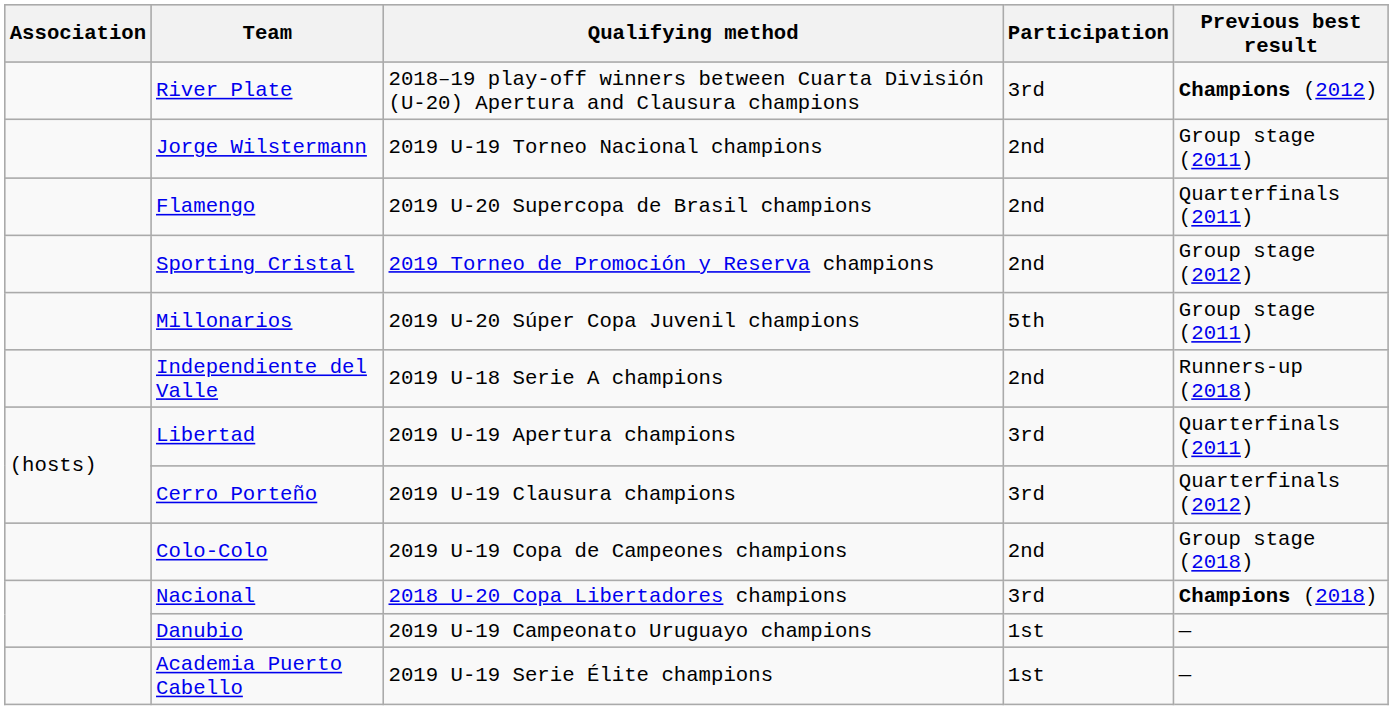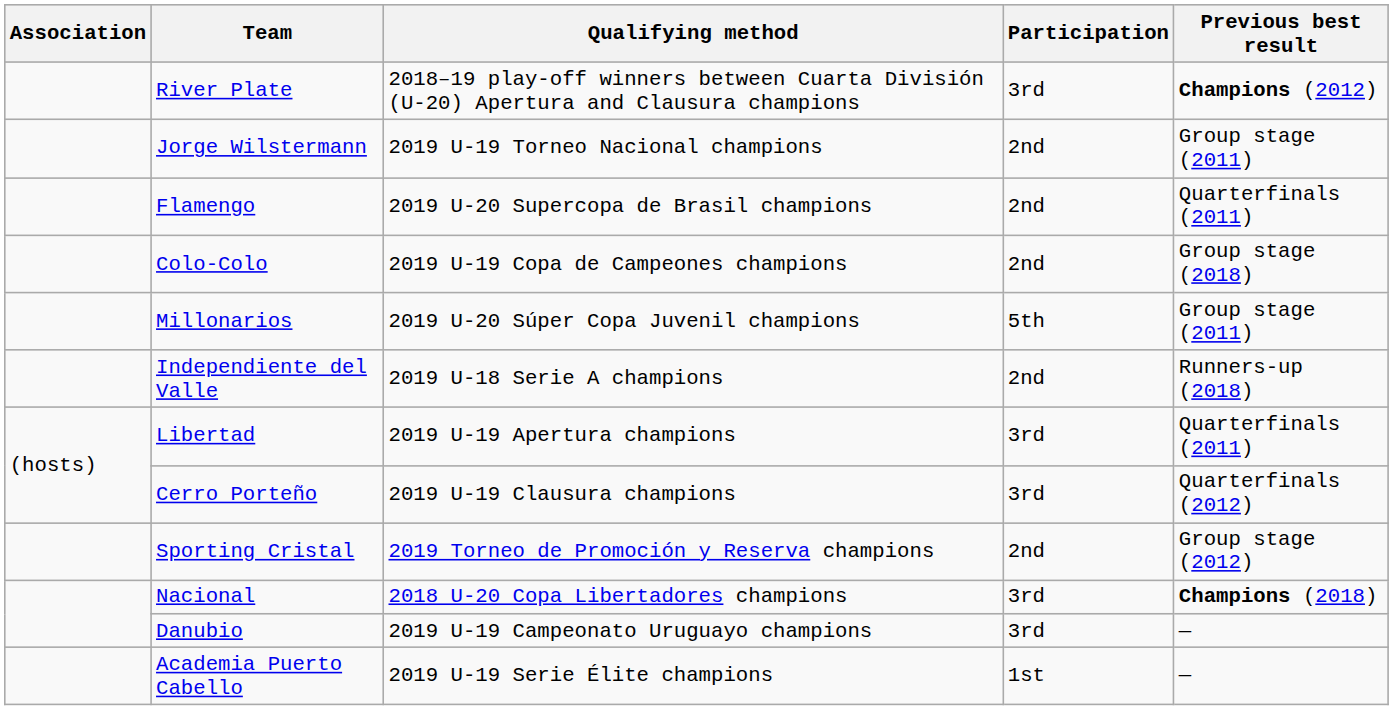rows swapped: (212, 551) <-> (255, 264)
(1026, 631) 1st -> (1026, 631) 3rd
